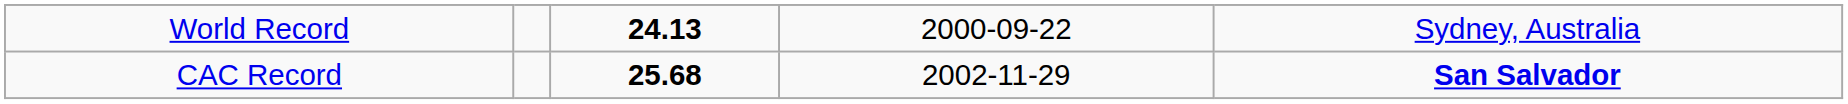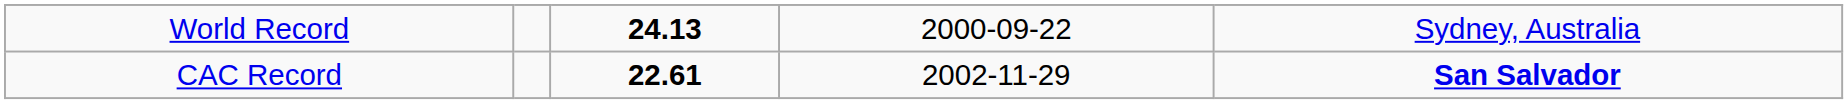(665, 75) 25.68 -> (665, 75) 22.61
